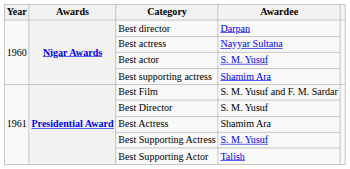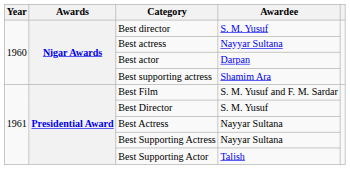(235, 28) Darpan -> (244, 28) S. M. Yusuf
(244, 60) S. M. Yusuf -> (235, 60) Darpan
(246, 124) Shamim Ara -> (252, 124) Nayyar Sultana
(244, 140) S. M. Yusuf -> (252, 140) Nayyar Sultana
